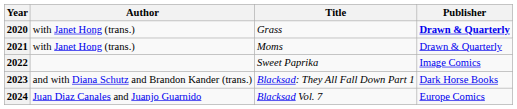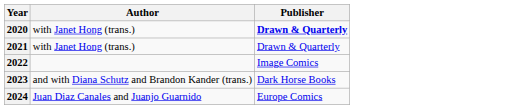- column: (336, 12)
